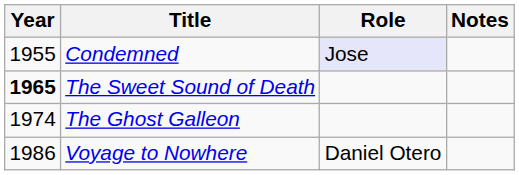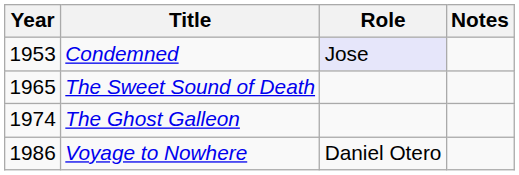(33, 53) 1955 -> (33, 53) 1953
(33, 86) bold -> (33, 86) normal
